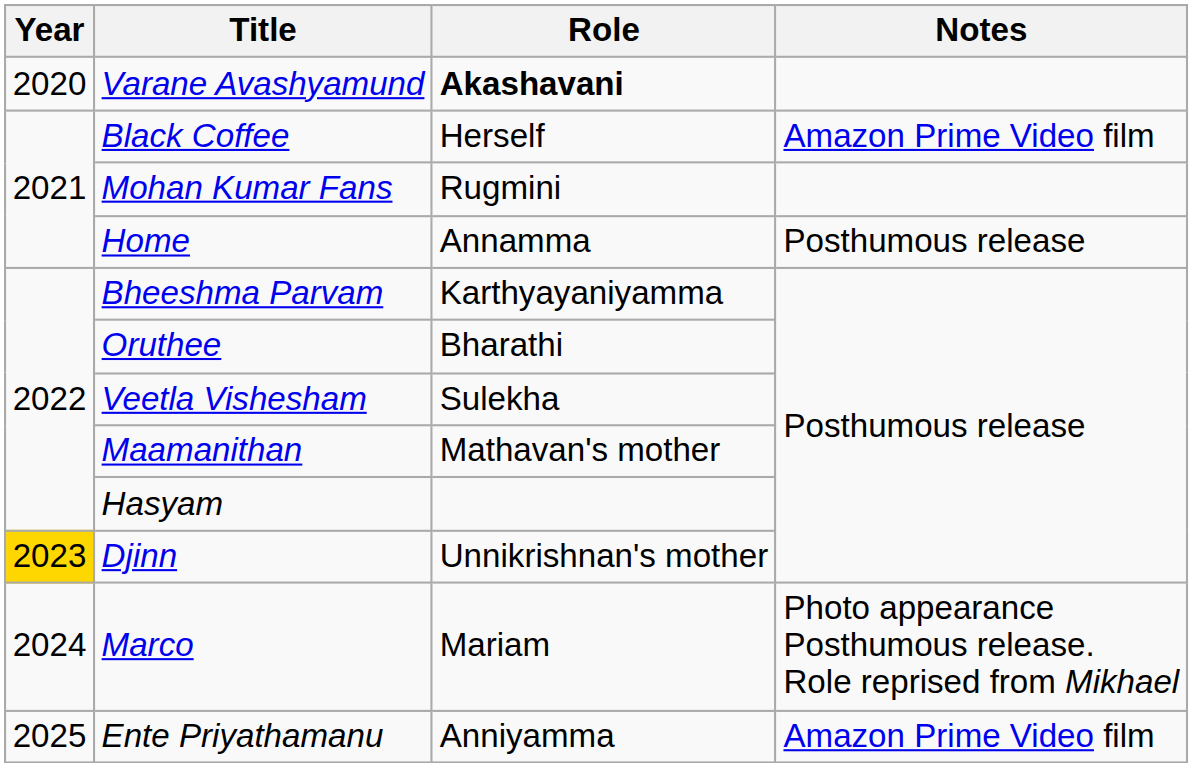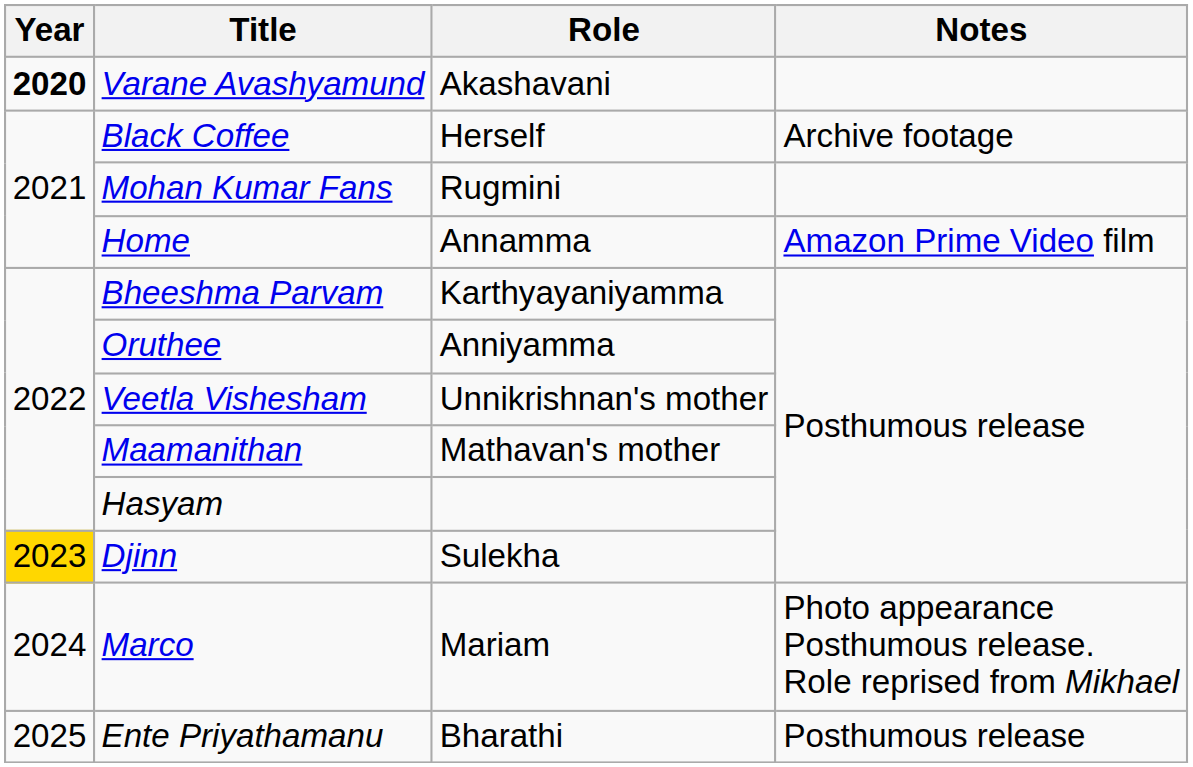(50, 83) normal -> (50, 83) bold
(532, 83) bold -> (525, 83) normal
(969, 135) Amazon Prime Video film -> (899, 135) Archive footage
(934, 240) Posthumous release -> (969, 240) Amazon Prime Video film
(501, 345) Bharathi -> (527, 345) Anniyamma
(500, 398) Sulekha -> (604, 398) Unnikrishnan's mother
(604, 556) Unnikrishnan's mother -> (500, 556) Sulekha
(527, 735) Anniyamma -> (501, 735) Bharathi
(969, 735) Amazon Prime Video film -> (934, 735) Posthumous release
